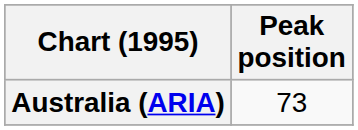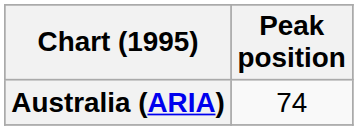(292, 102) 73 -> (292, 102) 74
